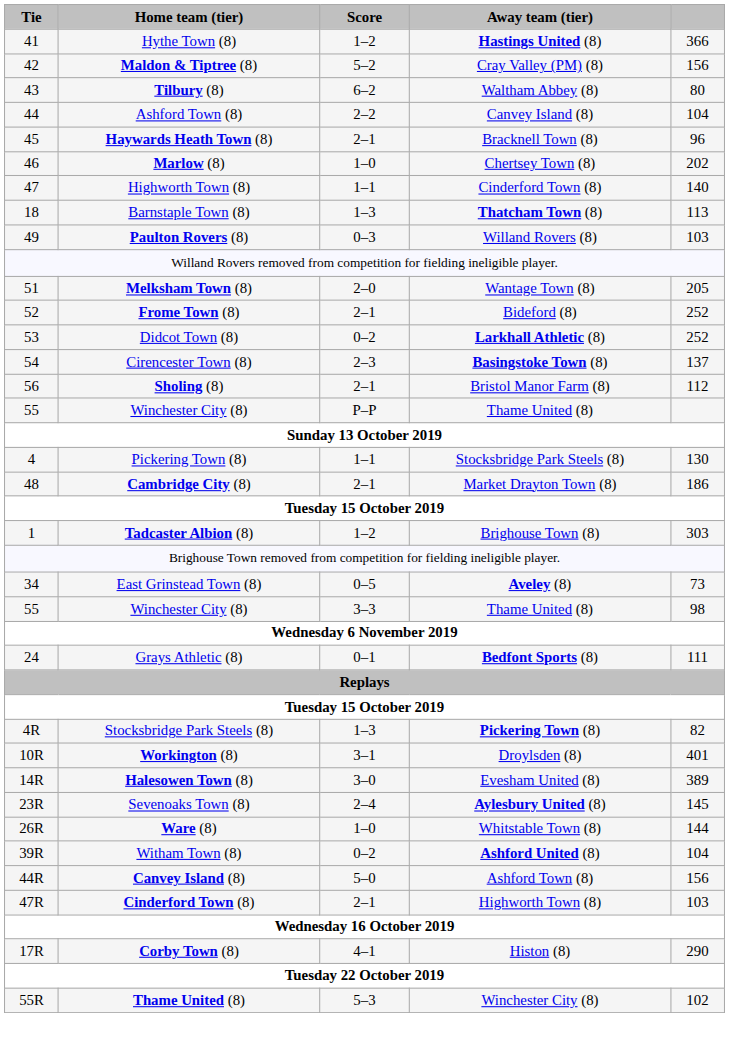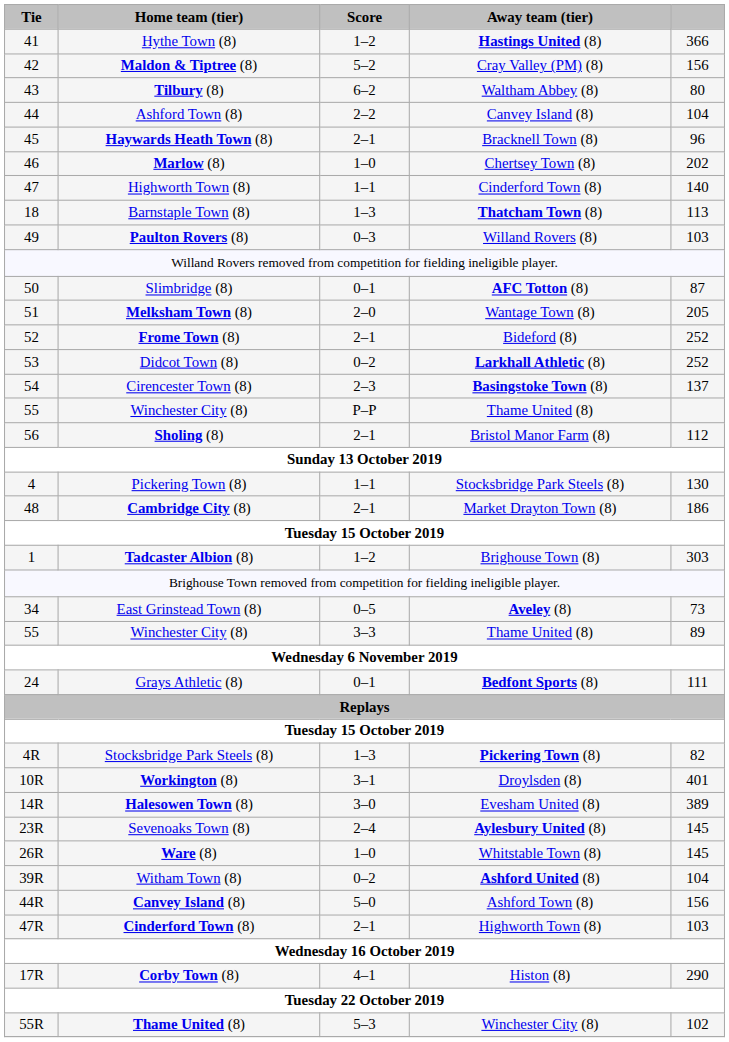+ row: (189, 288)
rows swapped: (189, 411) <-> (189, 386)
(697, 609) 98 -> (697, 633) 89
(697, 829) 144 -> (697, 853) 145
